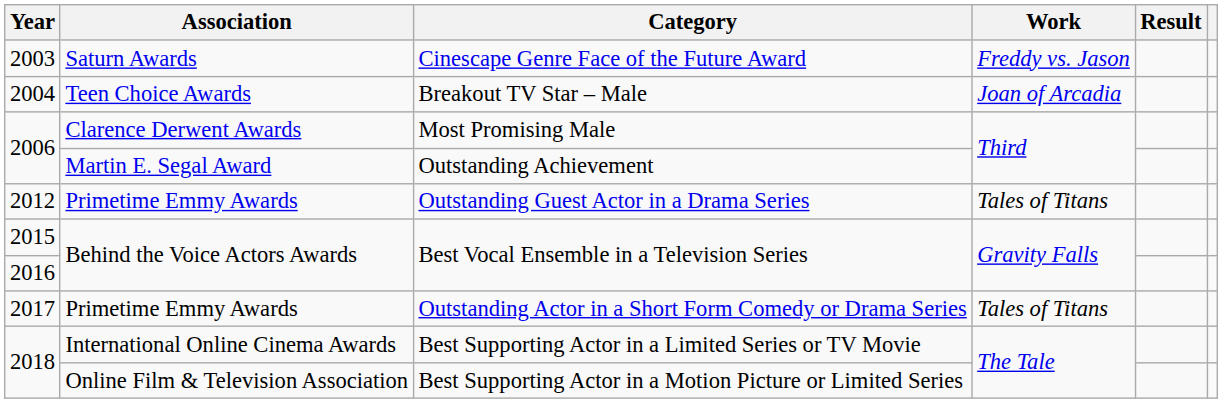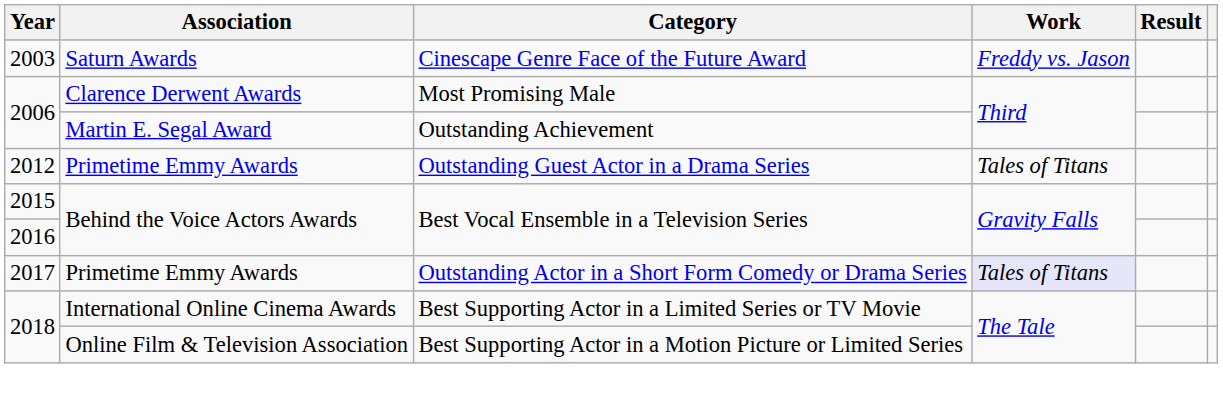- row: (32, 93)
(1043, 308) no background -> (1043, 272) lavender background
